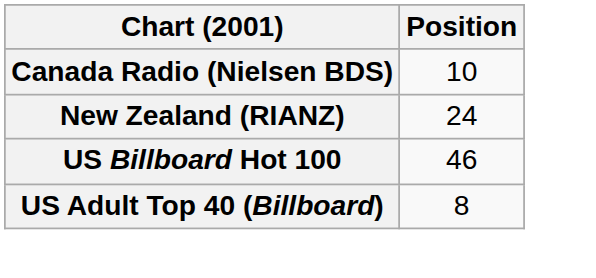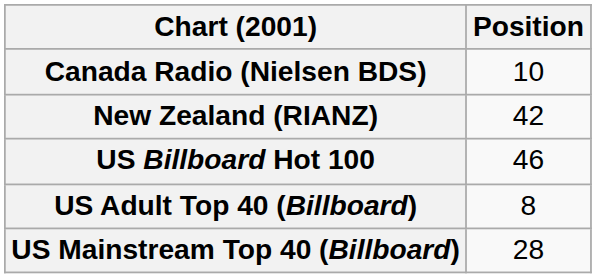(462, 116) 24 -> (528, 116) 42
+ row: (236, 250)
